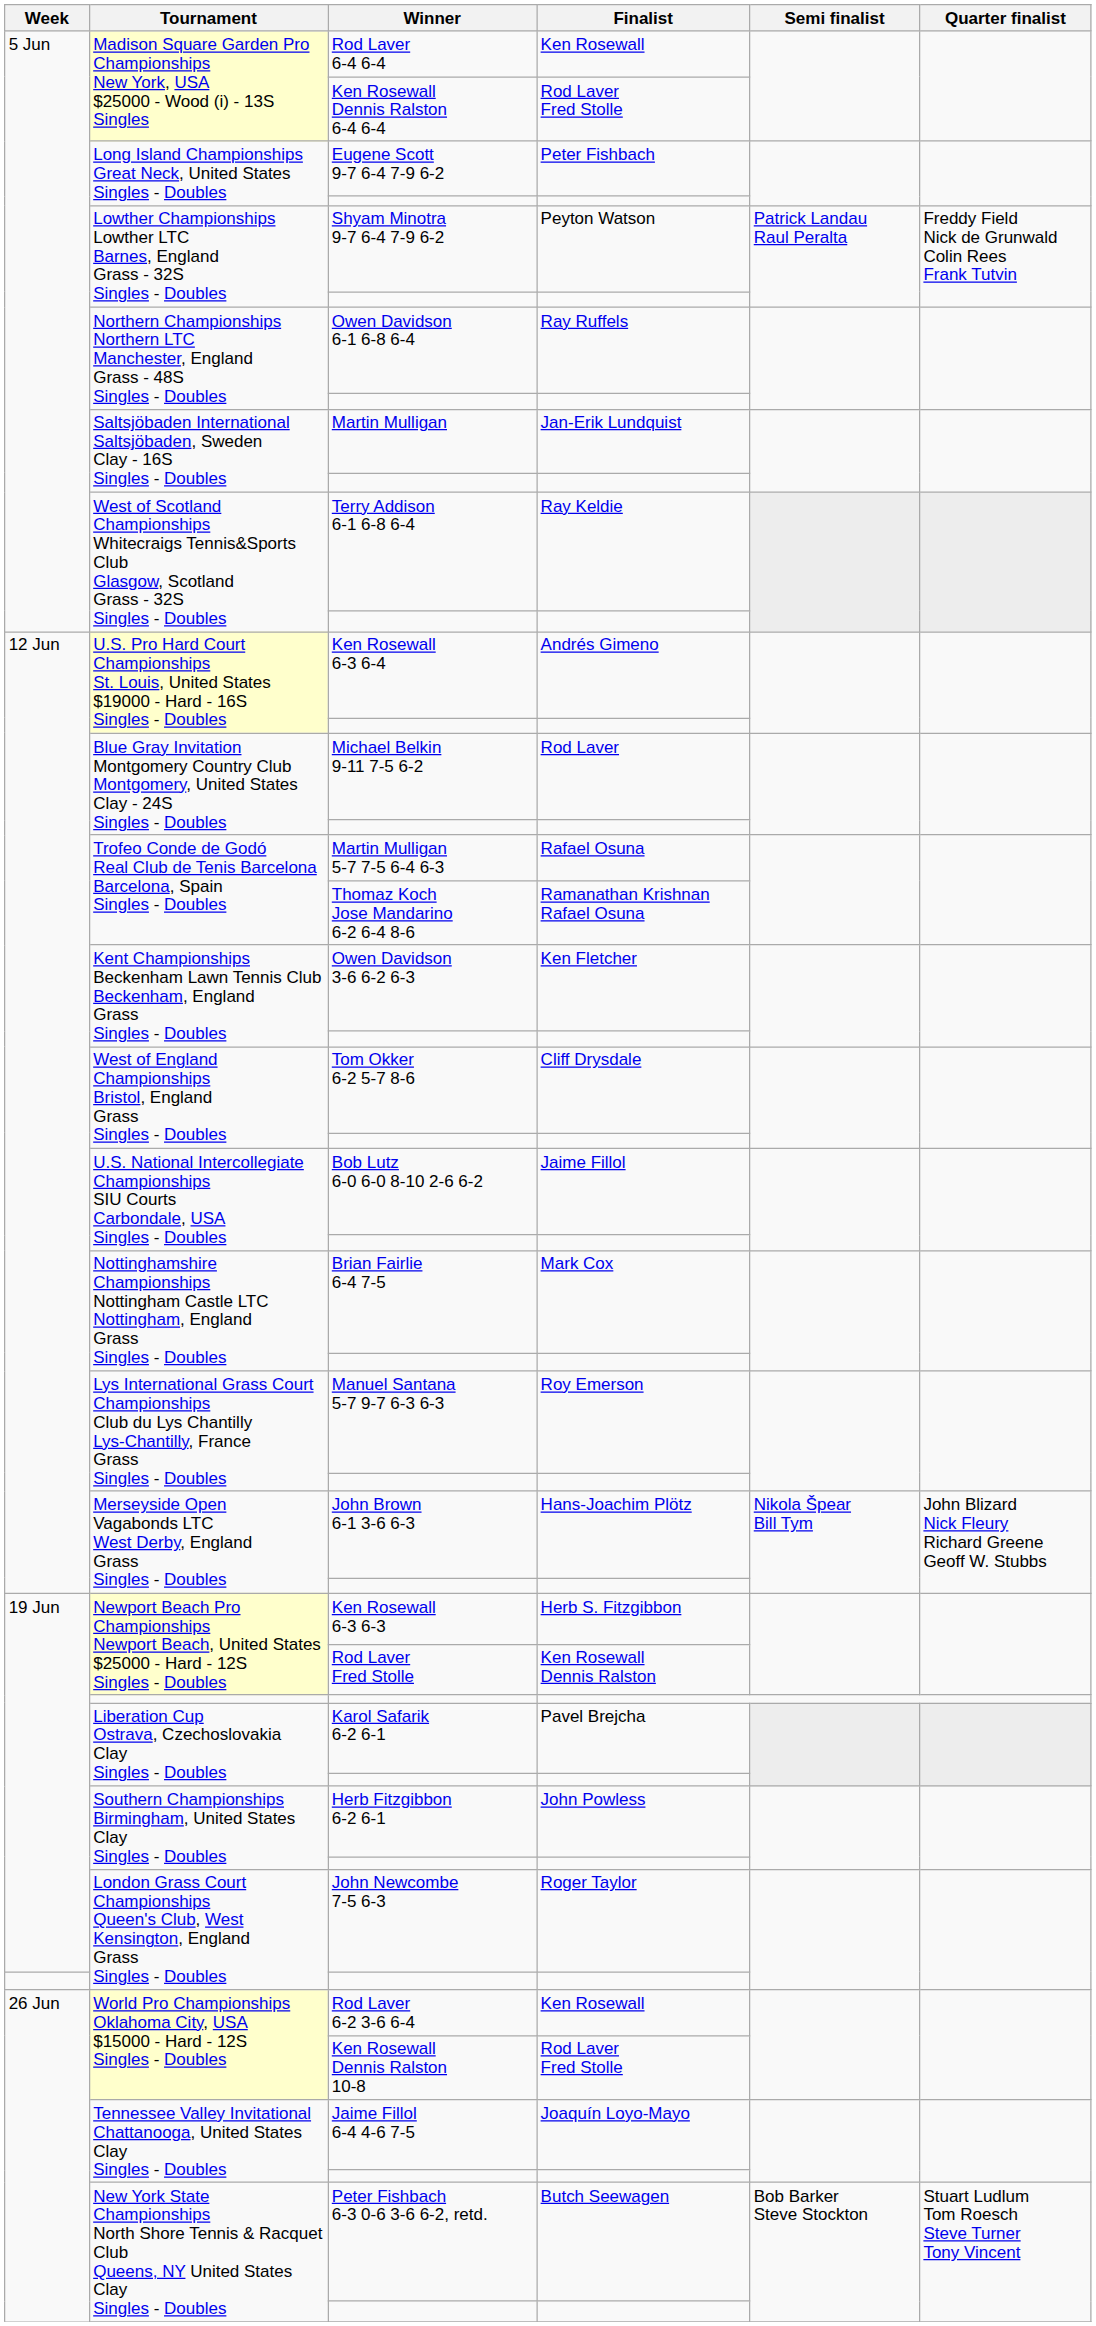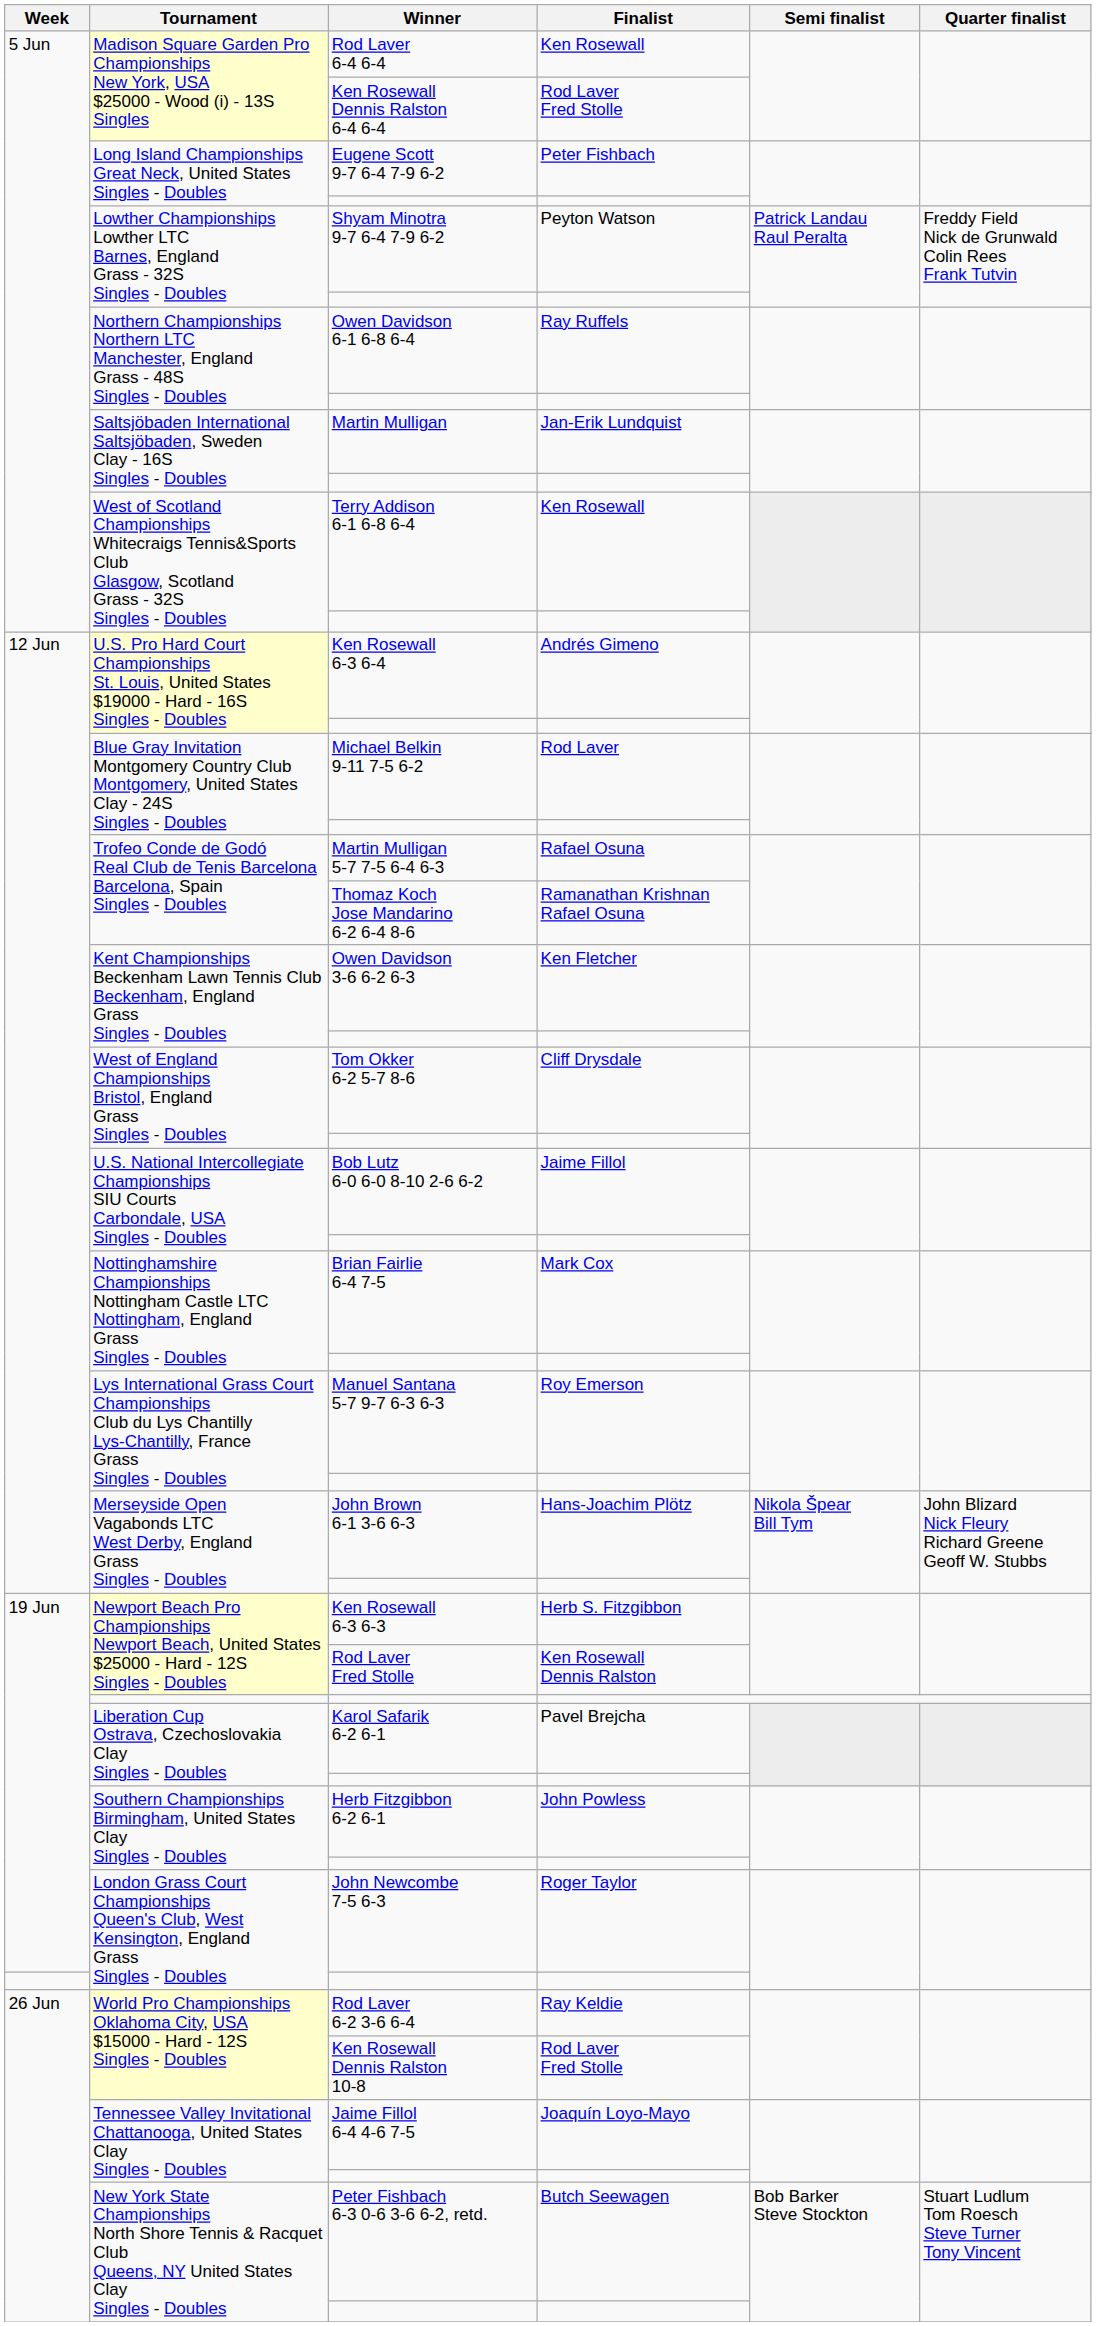(582, 505) Ray Keldie -> (593, 505) Ken Rosewall
(593, 2003) Ken Rosewall -> (582, 2003) Ray Keldie
